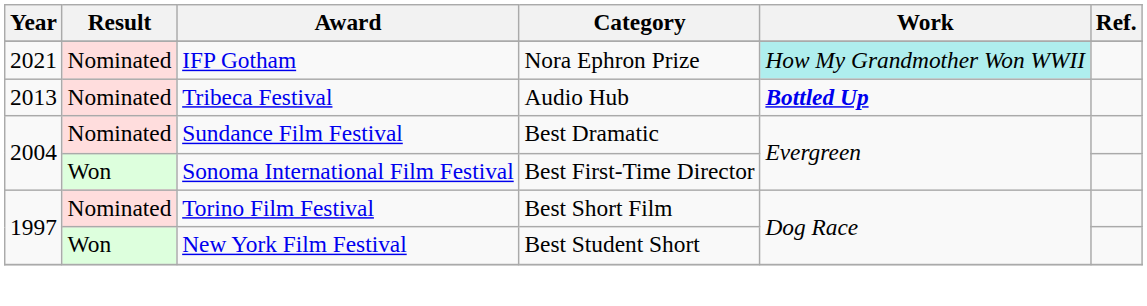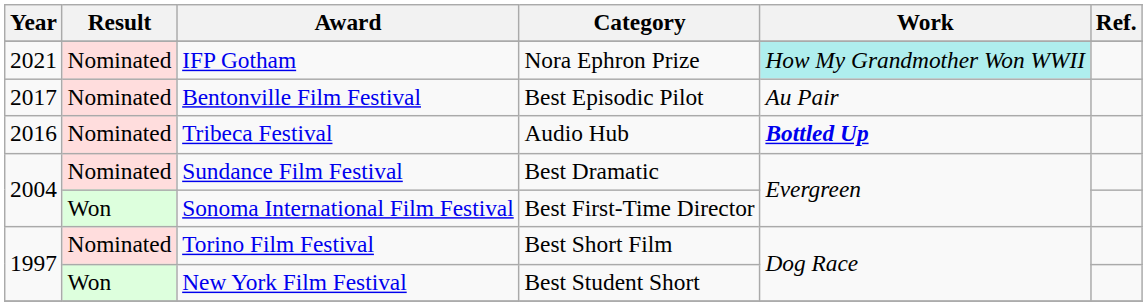+ row: (302, 97)
(33, 97) 2013 -> (33, 134) 2016
